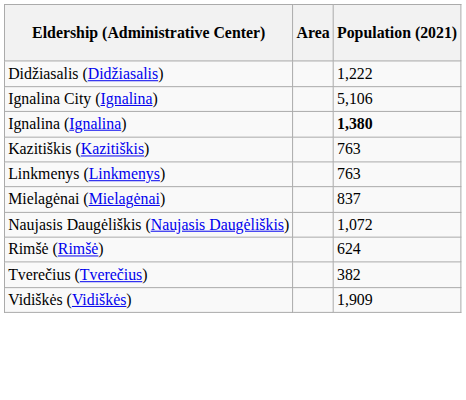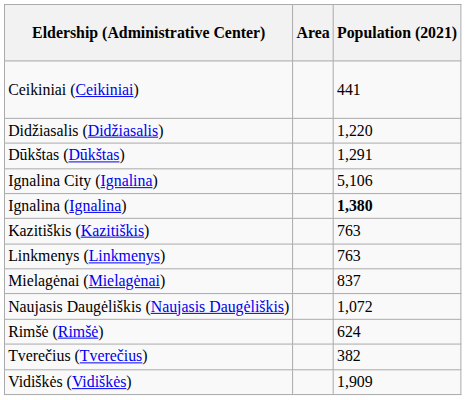+ row: (73, 89)
(355, 73) 1,222 -> (355, 130) 1,220
+ row: (66, 155)
